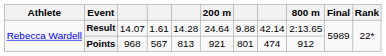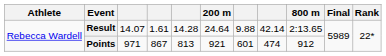(132, 44) 968 -> (132, 44) 971
(159, 44) 567 -> (159, 44) 867
(245, 44) 801 -> (245, 44) 601
